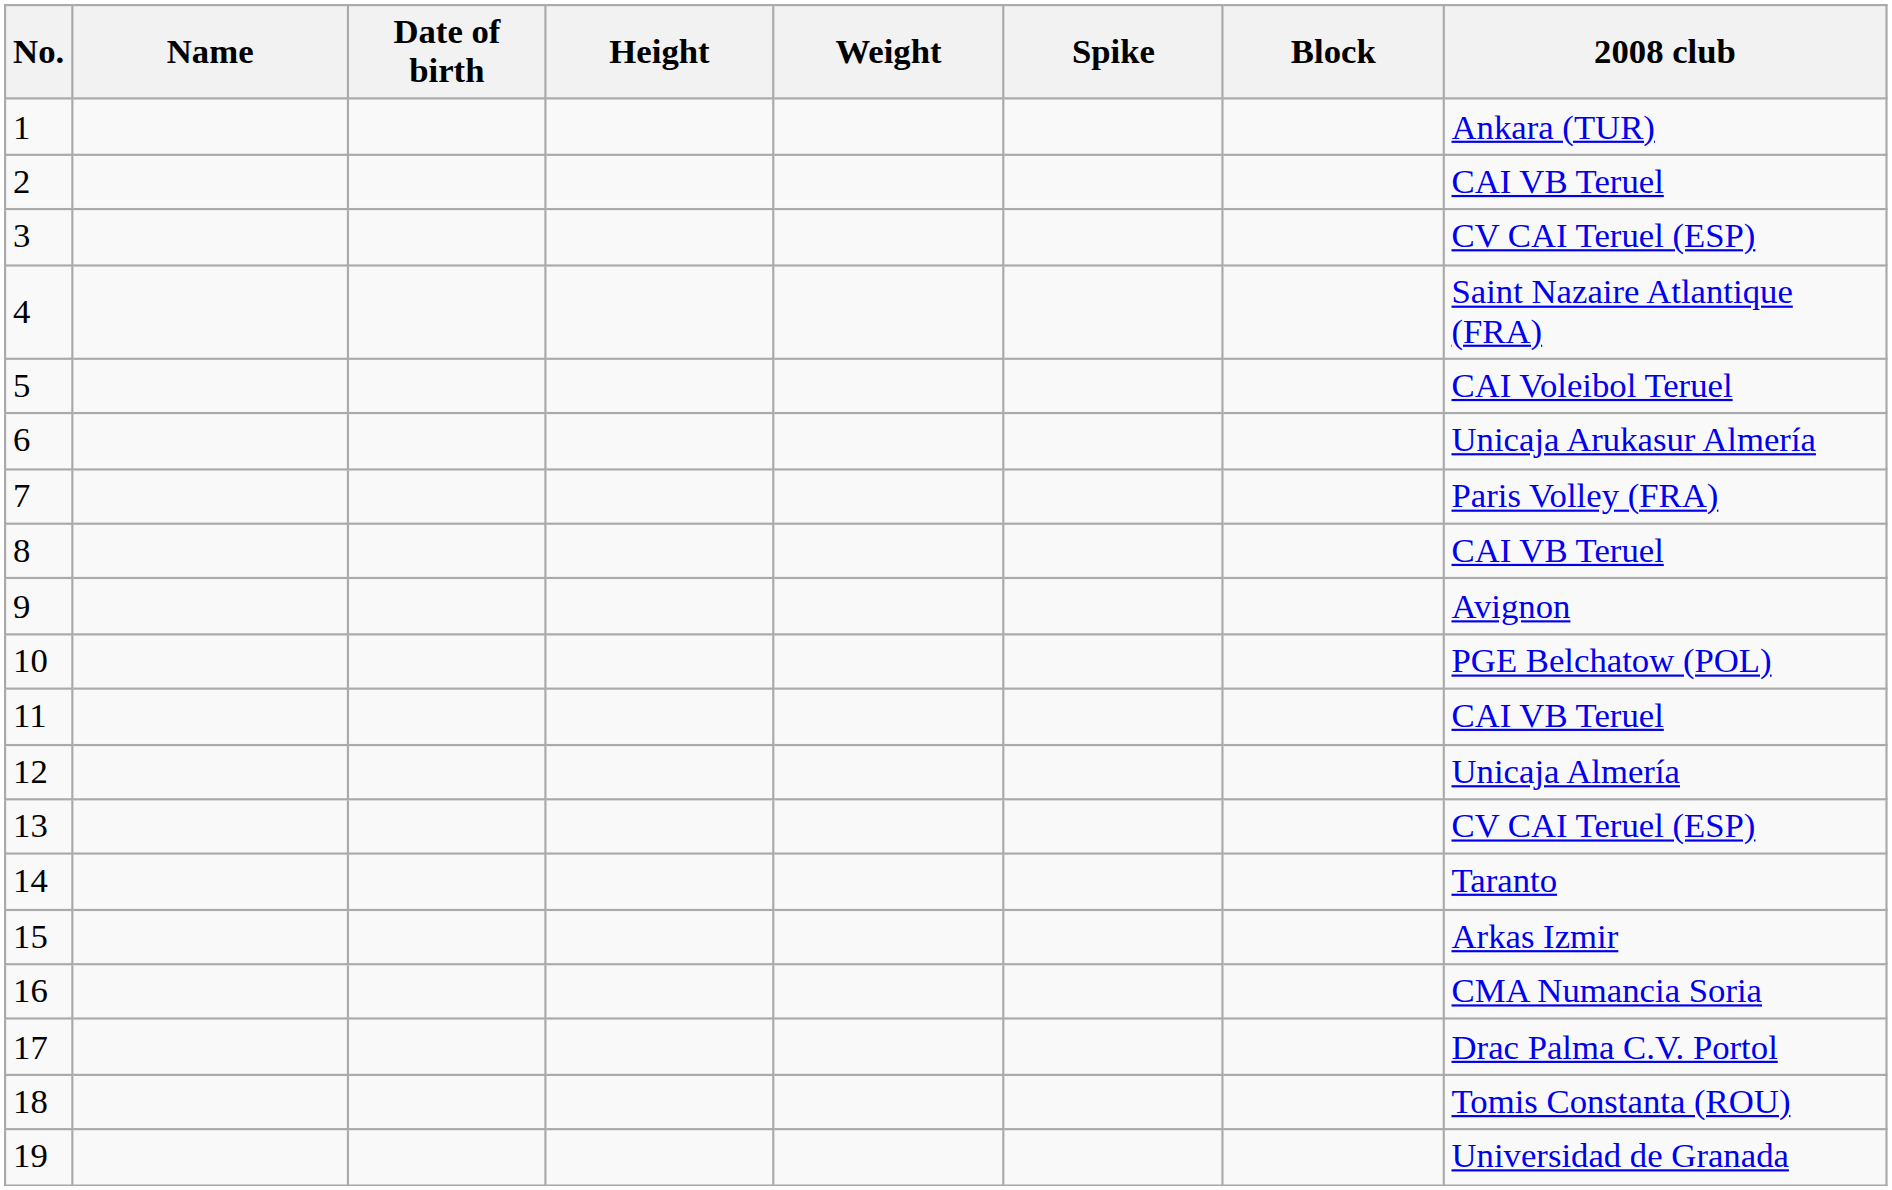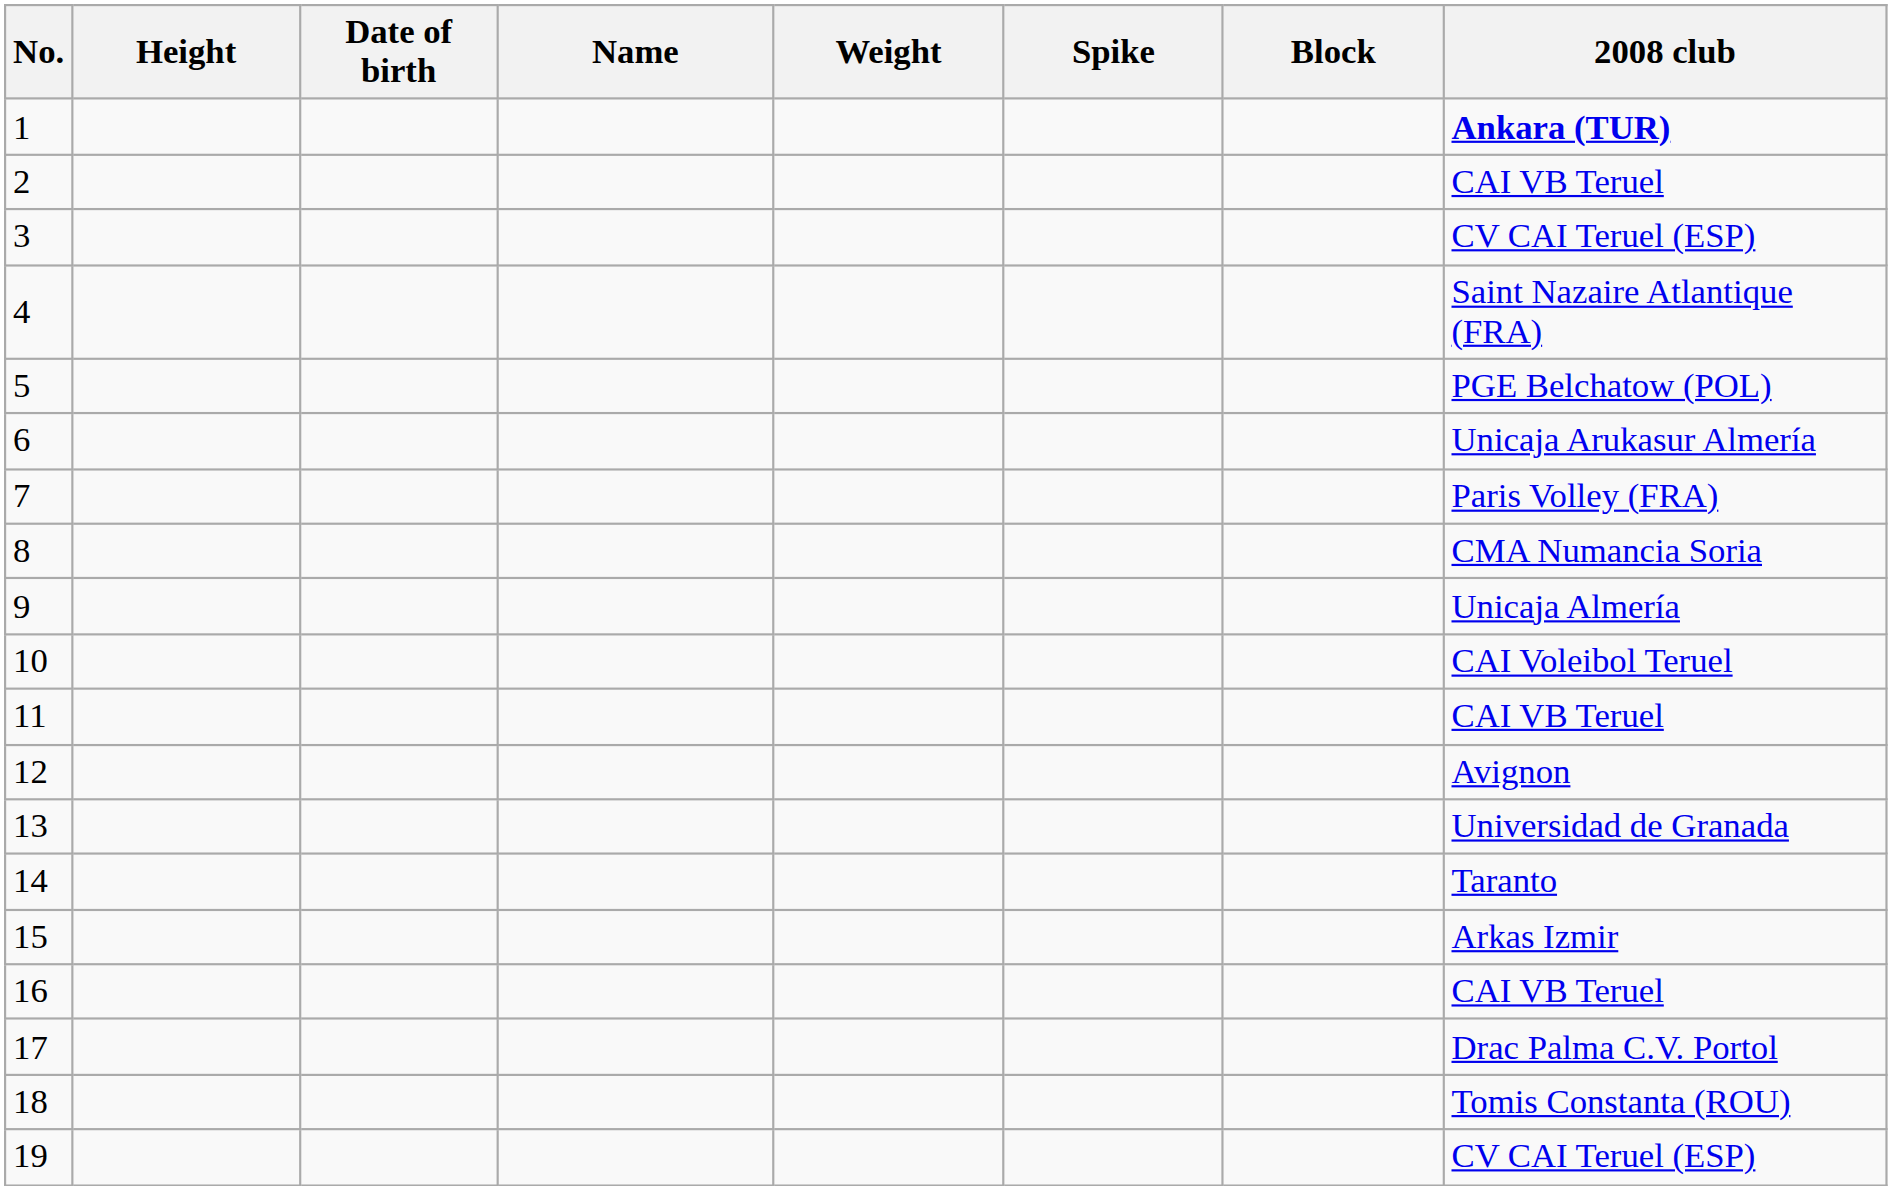columns swapped: (210, 51) <-> (659, 51)
(1553, 126) normal -> (1561, 126) bold
(1592, 385) CAI Voleibol Teruel -> (1612, 385) PGE Belchatow (POL)
(1558, 550) CAI VB Teruel -> (1607, 550) CMA Numancia Soria
(1511, 605) Avignon -> (1566, 605) Unicaja Almería
(1612, 660) PGE Belchatow (POL) -> (1592, 660) CAI Voleibol Teruel
(1566, 770) Unicaja Almería -> (1511, 770) Avignon
(1603, 825) CV CAI Teruel (ESP) -> (1620, 825) Universidad de Granada
(1607, 991) CMA Numancia Soria -> (1558, 991) CAI VB Teruel
(1620, 1156) Universidad de Granada -> (1603, 1156) CV CAI Teruel (ESP)
